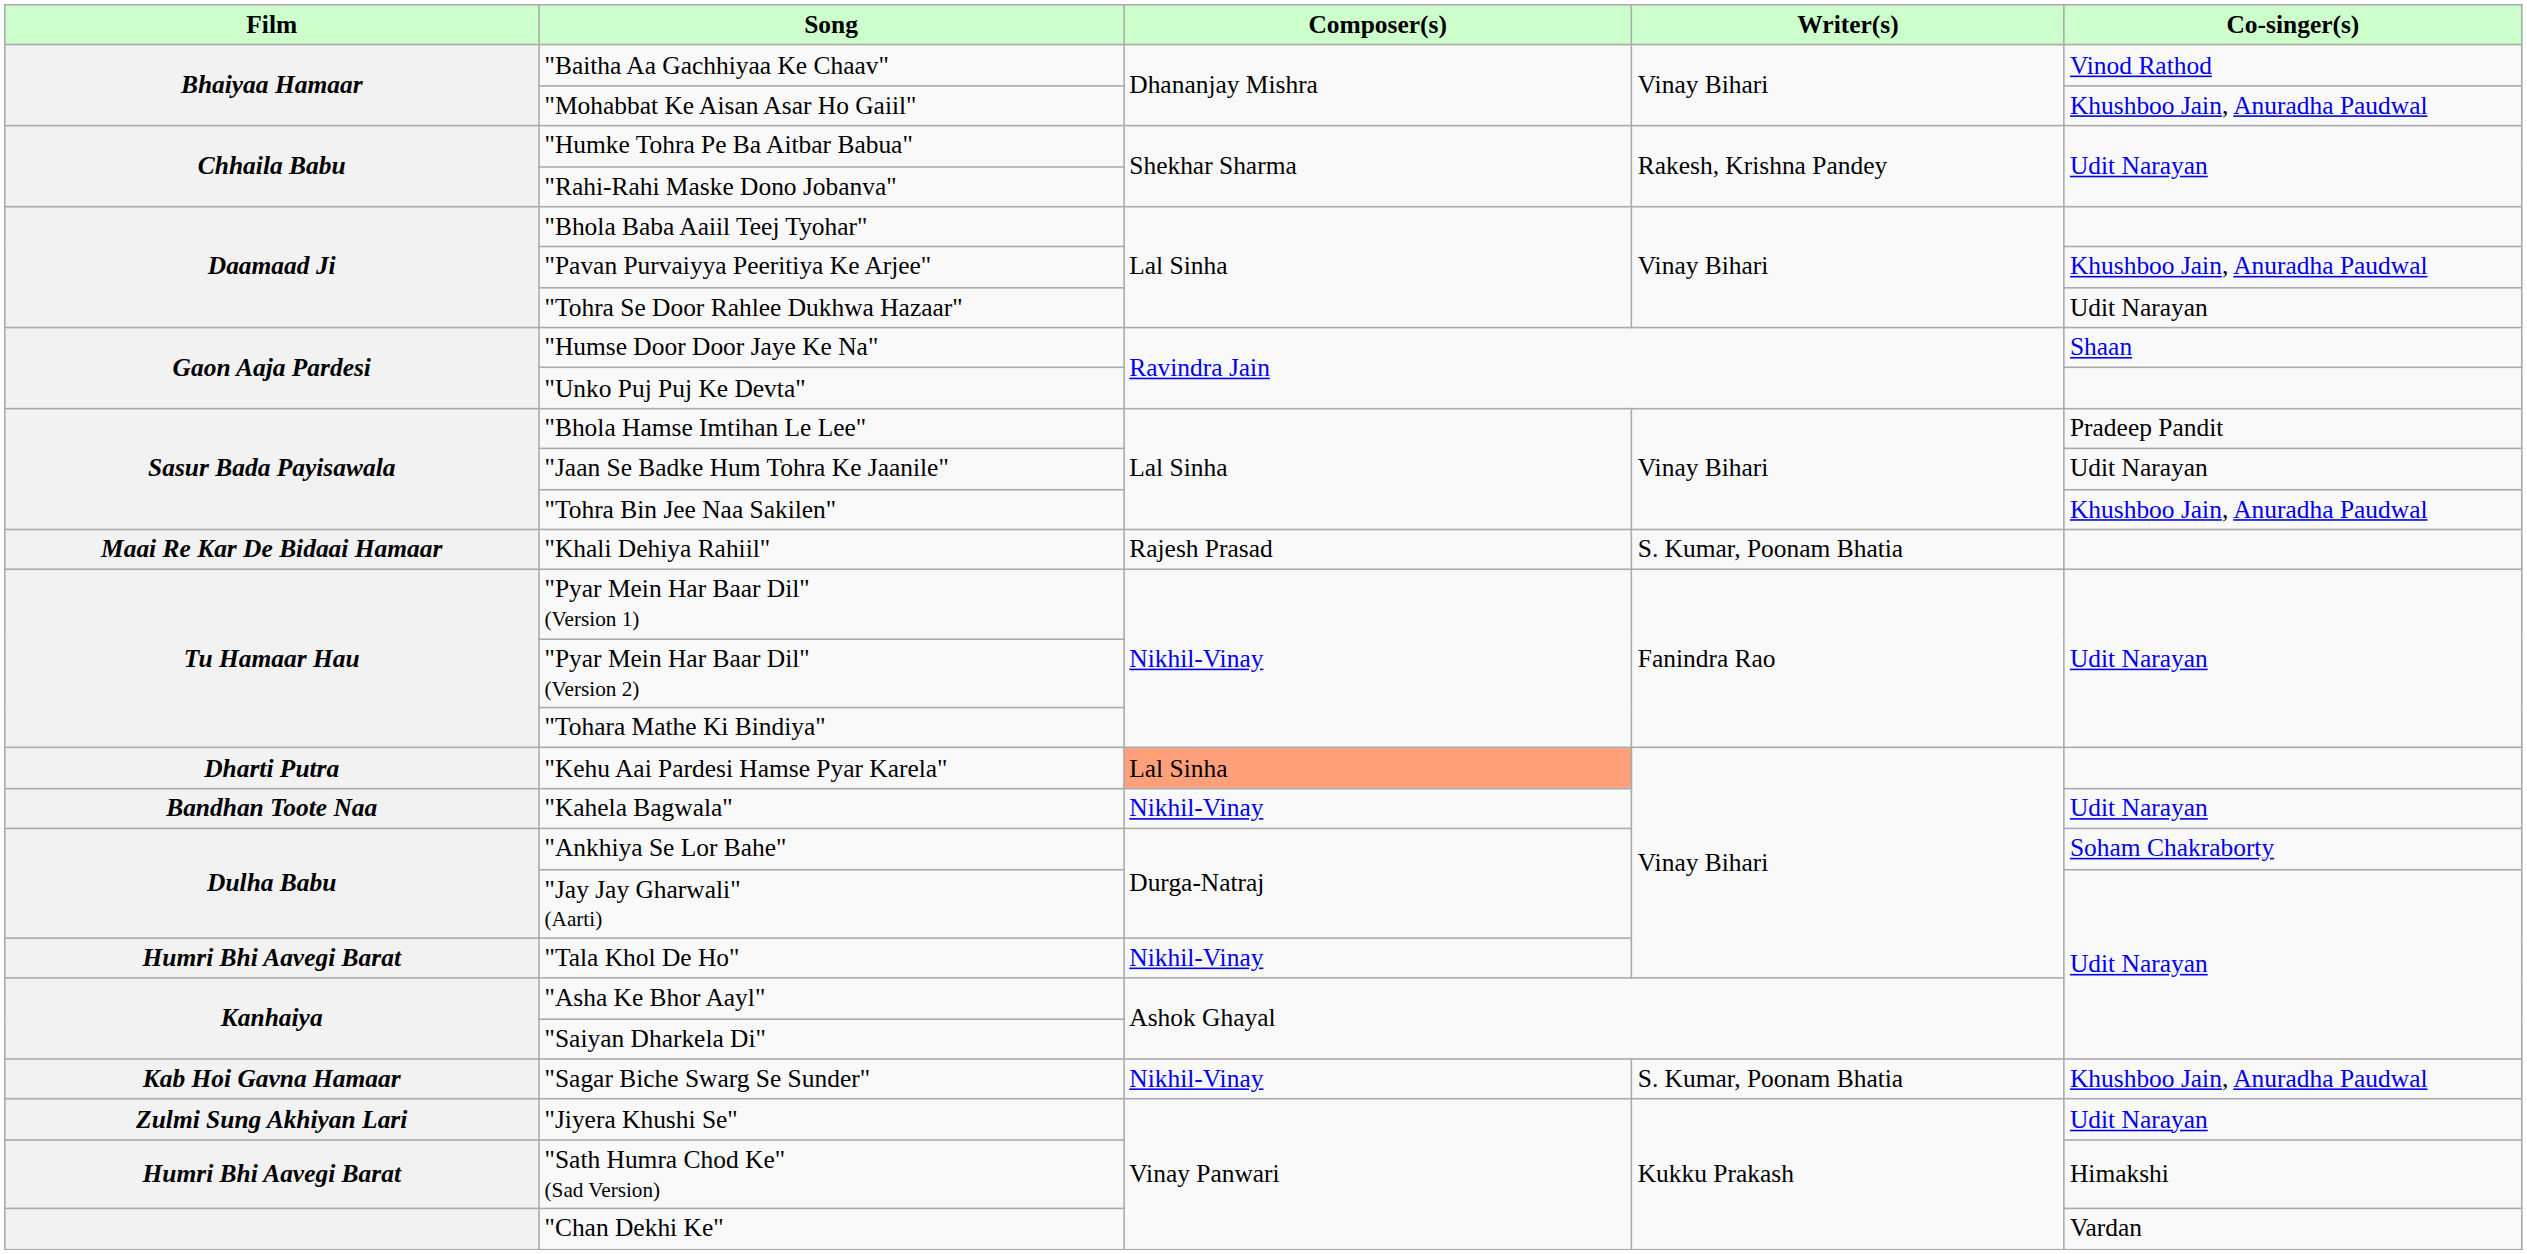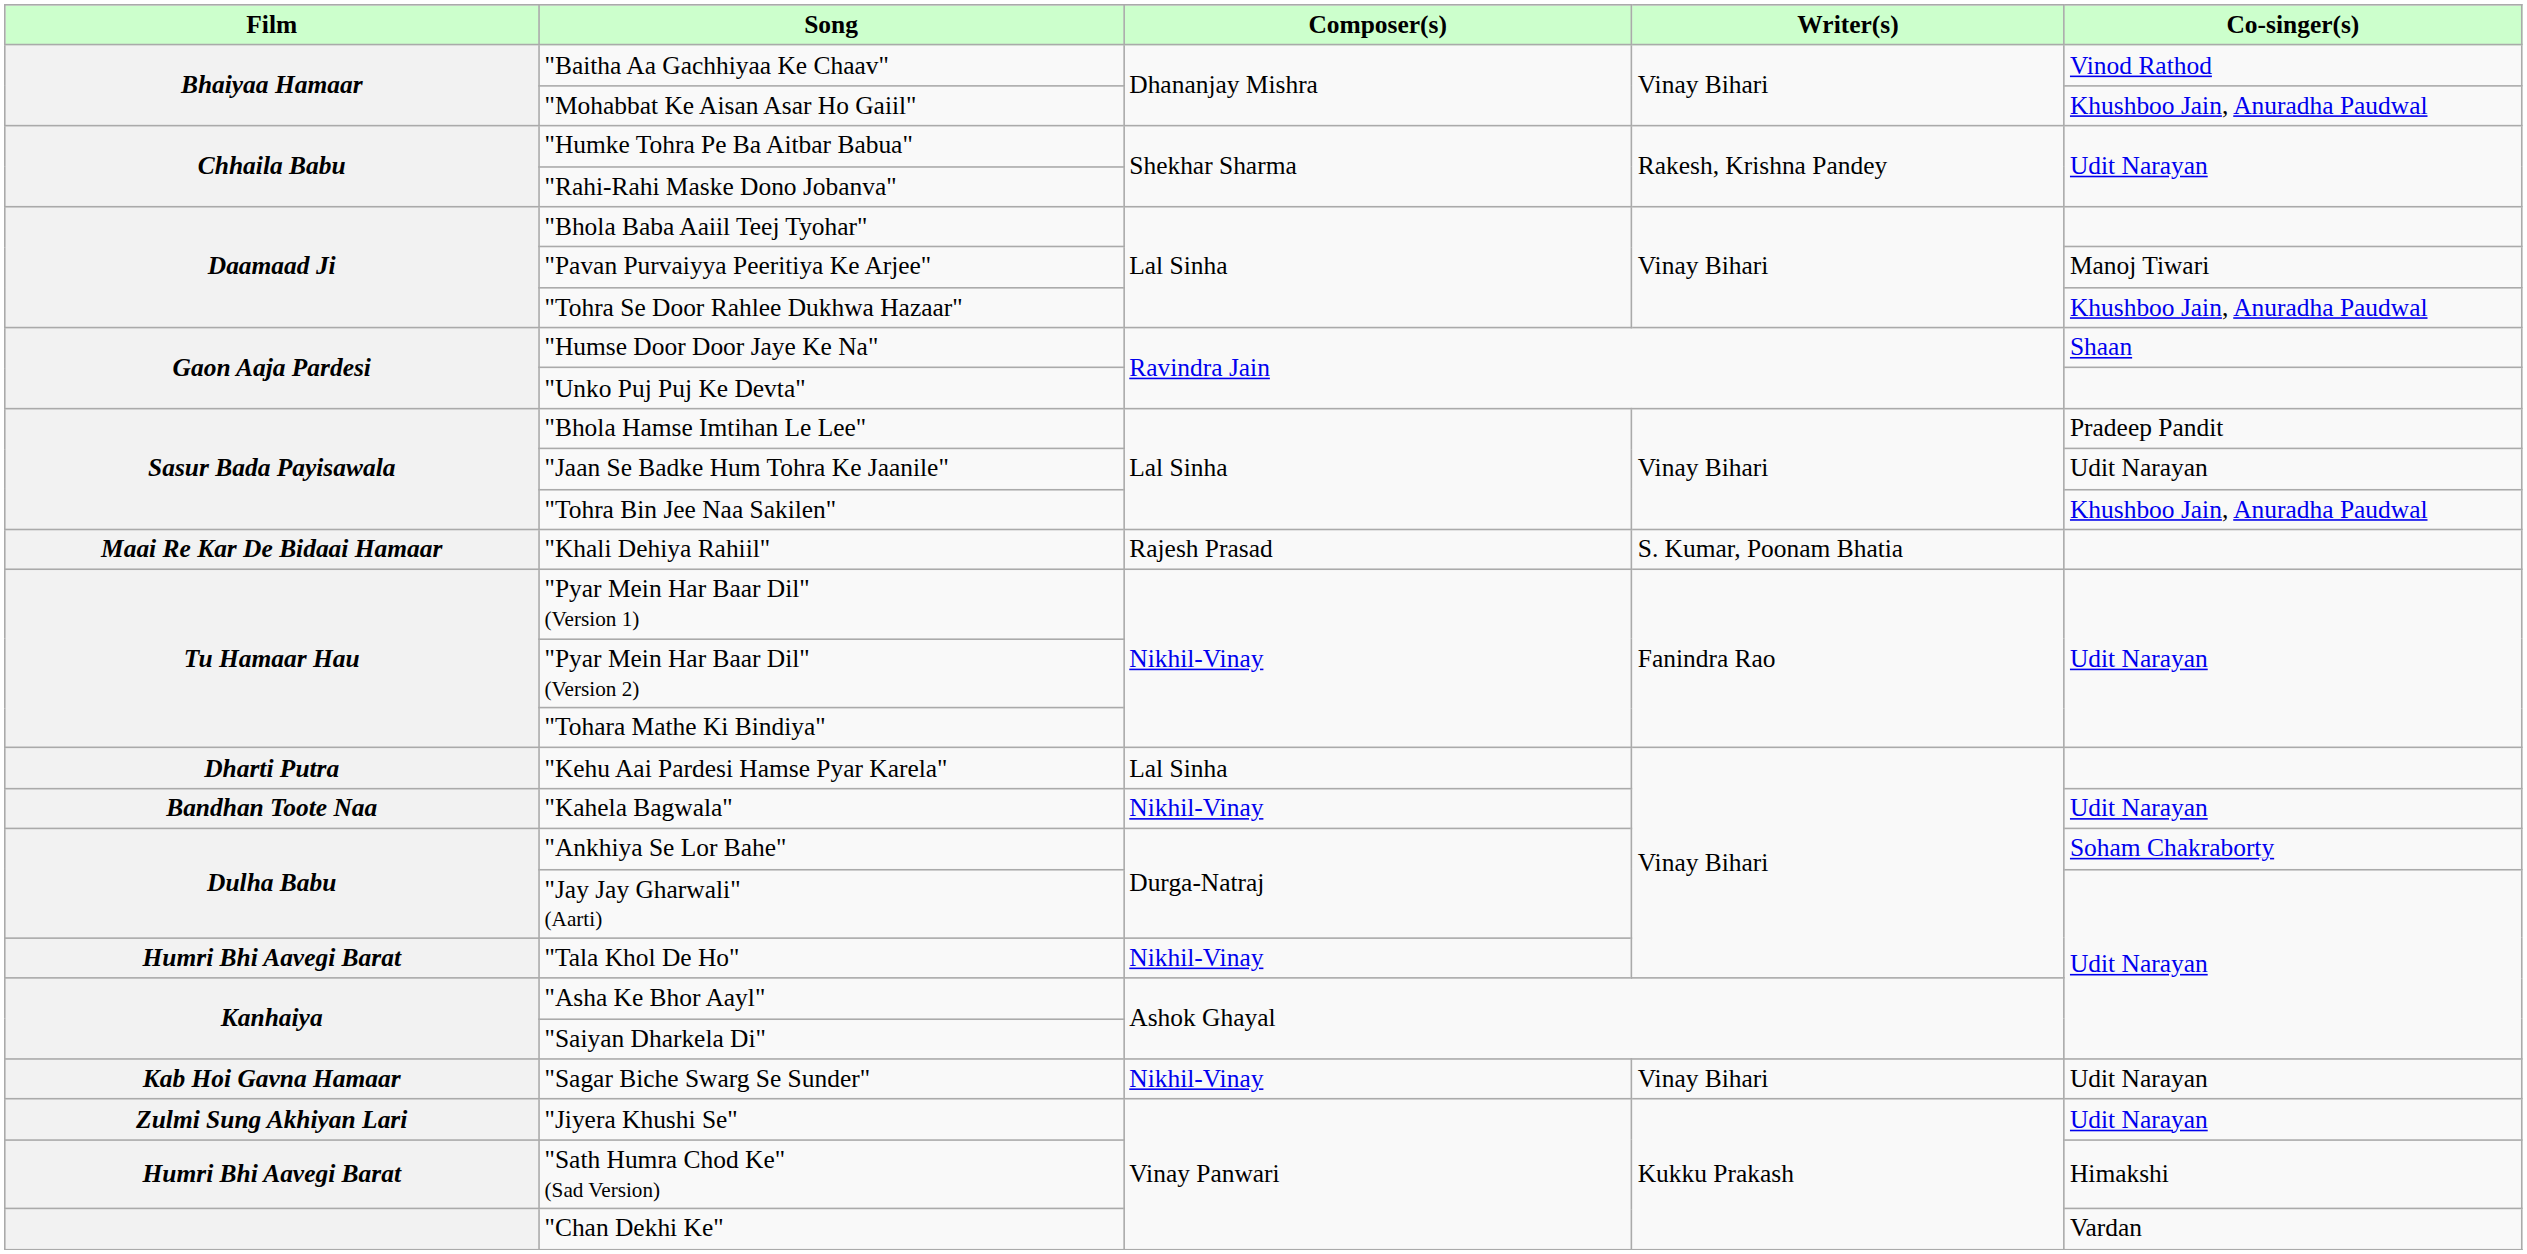(2249, 266) Khushboo Jain, Anuradha Paudwal -> (2140, 266) Manoj Tiwari
(2139, 307) Udit Narayan -> (2249, 307) Khushboo Jain, Anuradha Paudwal
(1178, 767) lightsalmon background -> (1178, 767) no background
(1770, 1078) S. Kumar, Poonam Bhatia -> (1703, 1078) Vinay Bihari
(2249, 1078) Khushboo Jain, Anuradha Paudwal -> (2139, 1078) Udit Narayan
